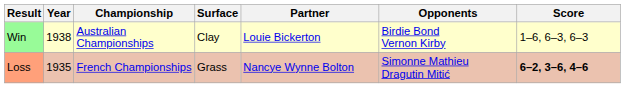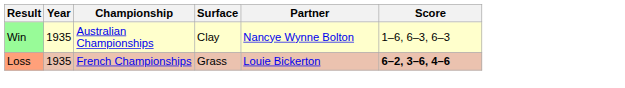- column: (448, 13)
(59, 37) 1938 -> (59, 37) 1935
(282, 37) Louie Bickerton -> (299, 37) Nancye Wynne Bolton
(299, 67) Nancye Wynne Bolton -> (282, 61) Louie Bickerton
